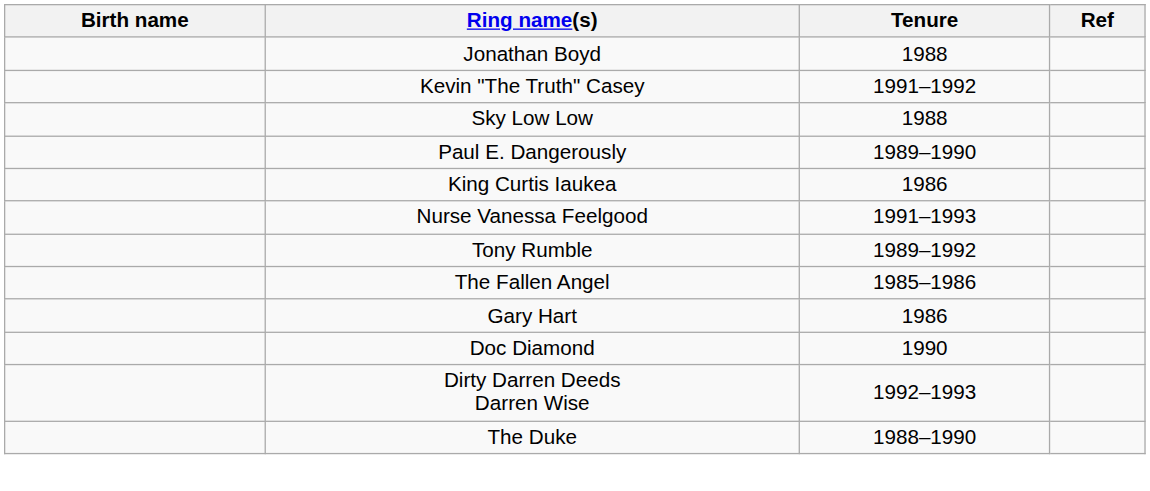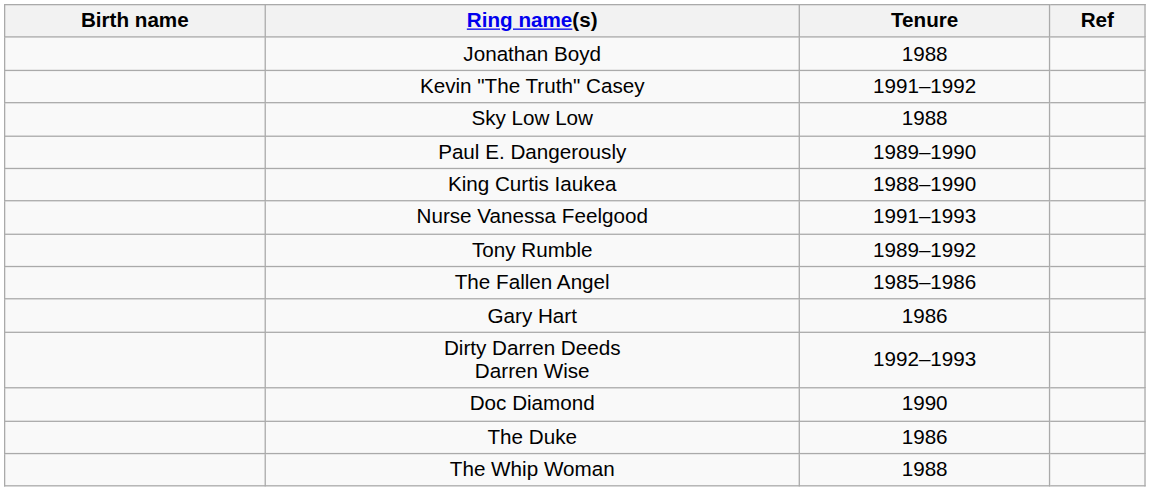(925, 184) 1986 -> (925, 184) 1988–1990
rows swapped: (532, 392) <-> (532, 348)
(925, 436) 1988–1990 -> (925, 436) 1986
+ row: (532, 469)
